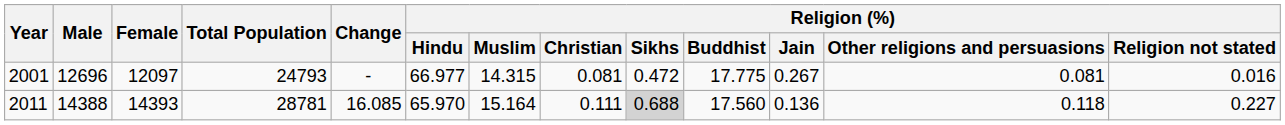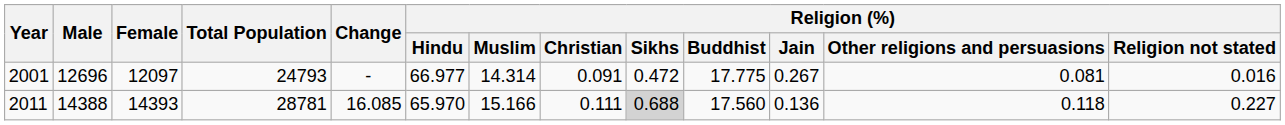(508, 76) 14.315 -> (508, 76) 14.314
(600, 76) 0.081 -> (600, 76) 0.091
(508, 104) 15.164 -> (508, 104) 15.166
